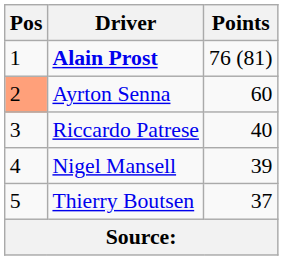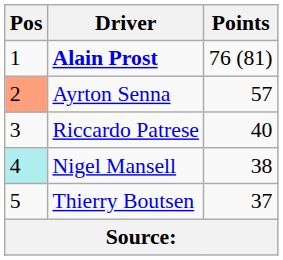(262, 94) 60 -> (262, 94) 57
(15, 165) no background -> (15, 165) paleturquoise background
(262, 165) 39 -> (262, 165) 38
